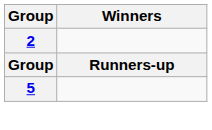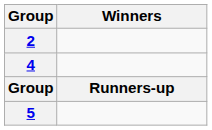+ row: (31, 64)
